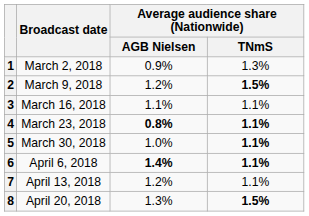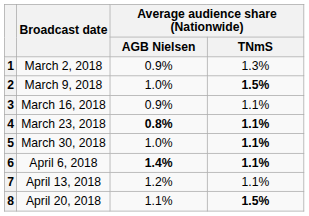(159, 85) 1.2% -> (159, 85) 1.0%
(159, 104) 1.1% -> (159, 104) 0.9%
(159, 201) 1.3% -> (159, 201) 1.1%
